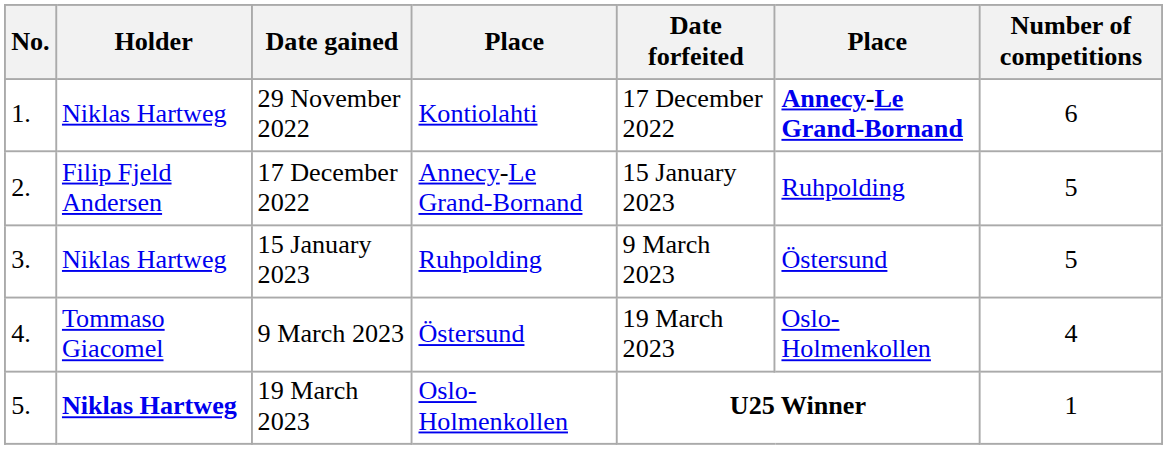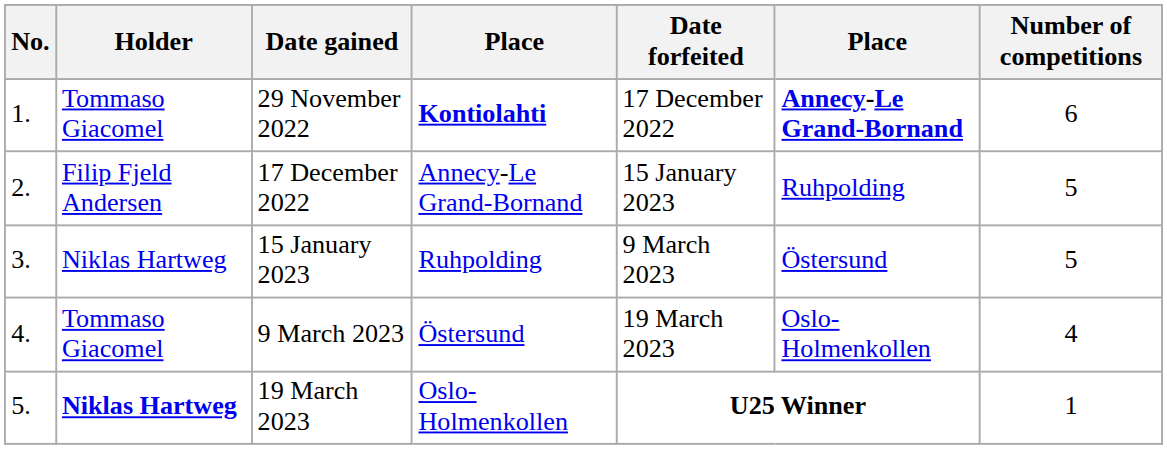(144, 113) Niklas Hartweg -> (113, 113) Tommaso Giacomel
(478, 113) normal -> (482, 113) bold
